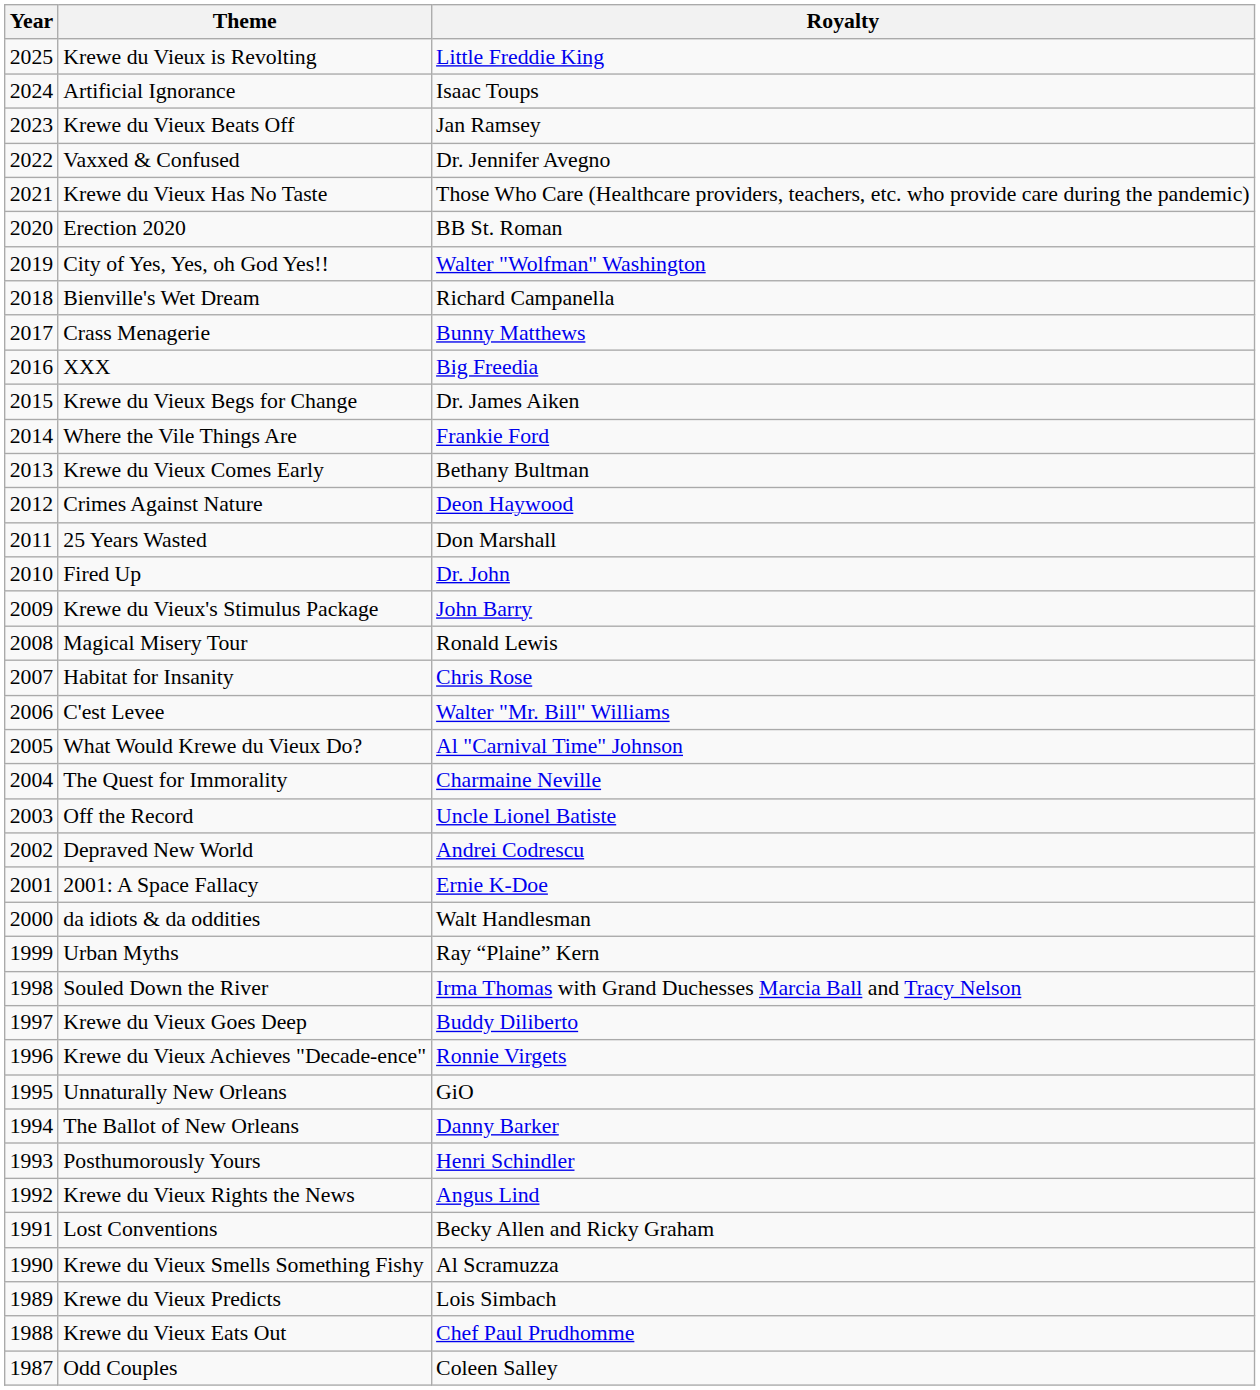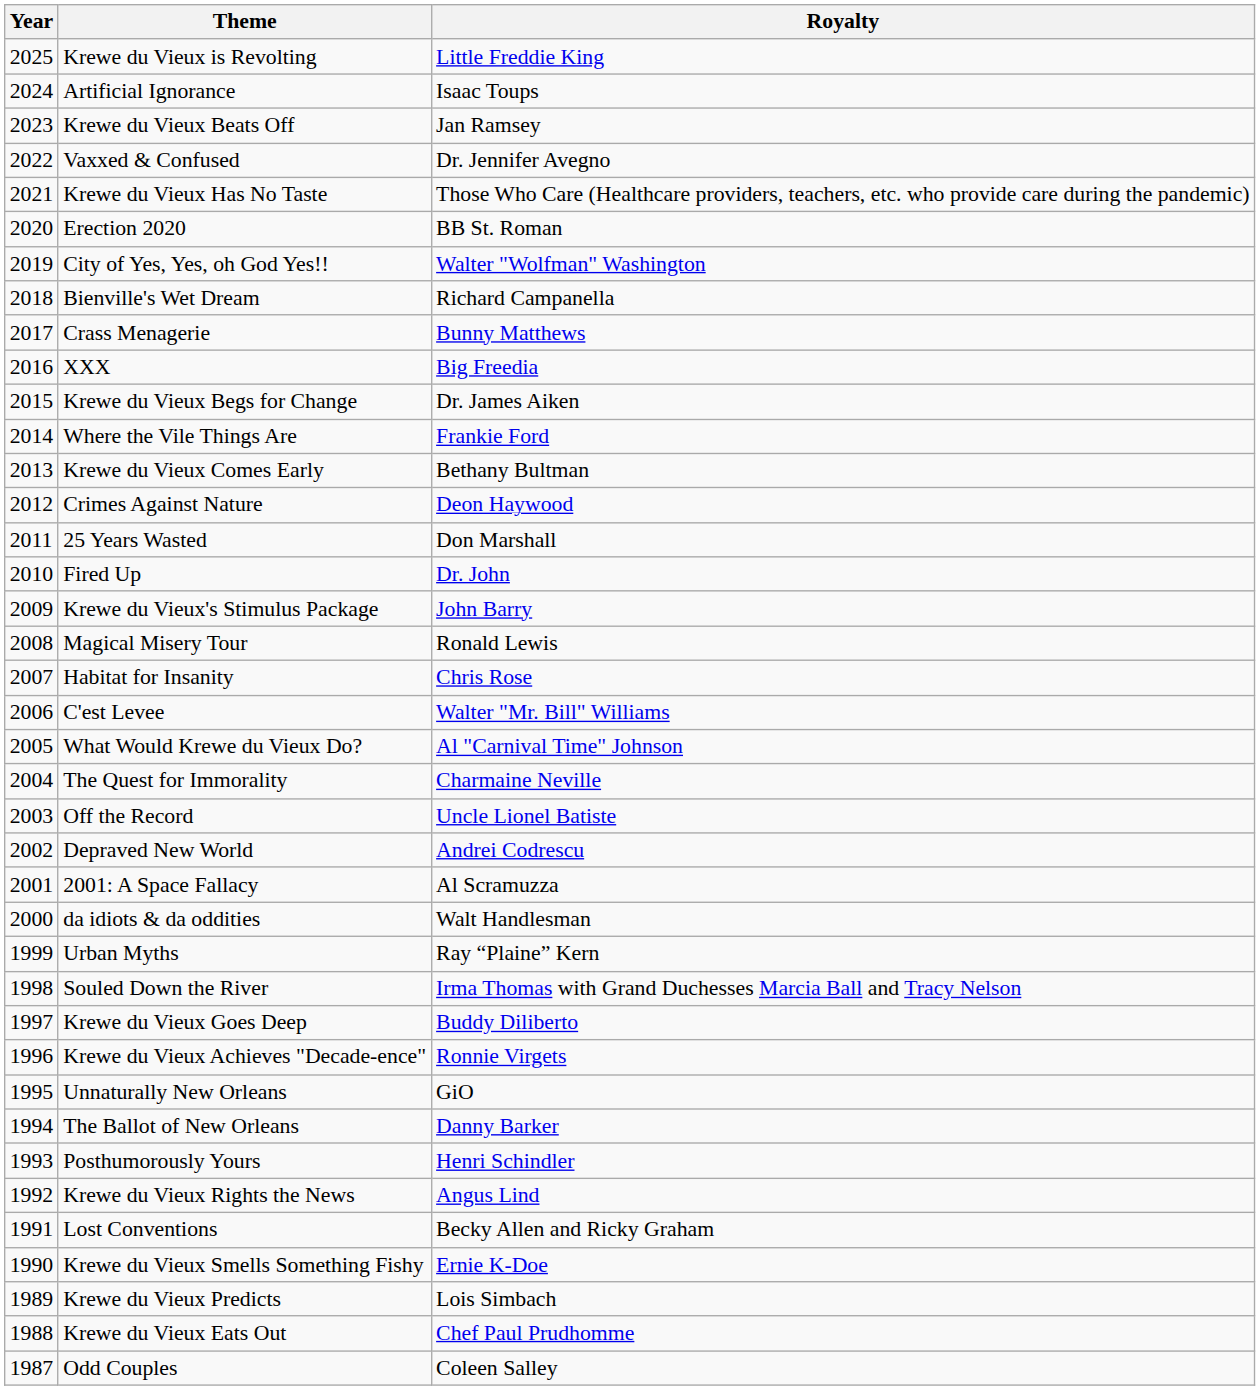(492, 884) Ernie K-Doe -> (497, 884) Al Scramuzza
(497, 1264) Al Scramuzza -> (492, 1264) Ernie K-Doe
